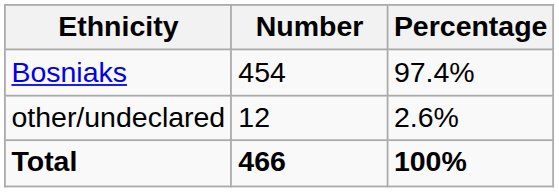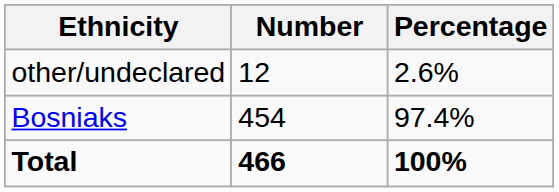rows swapped: (69, 72) <-> (118, 117)
